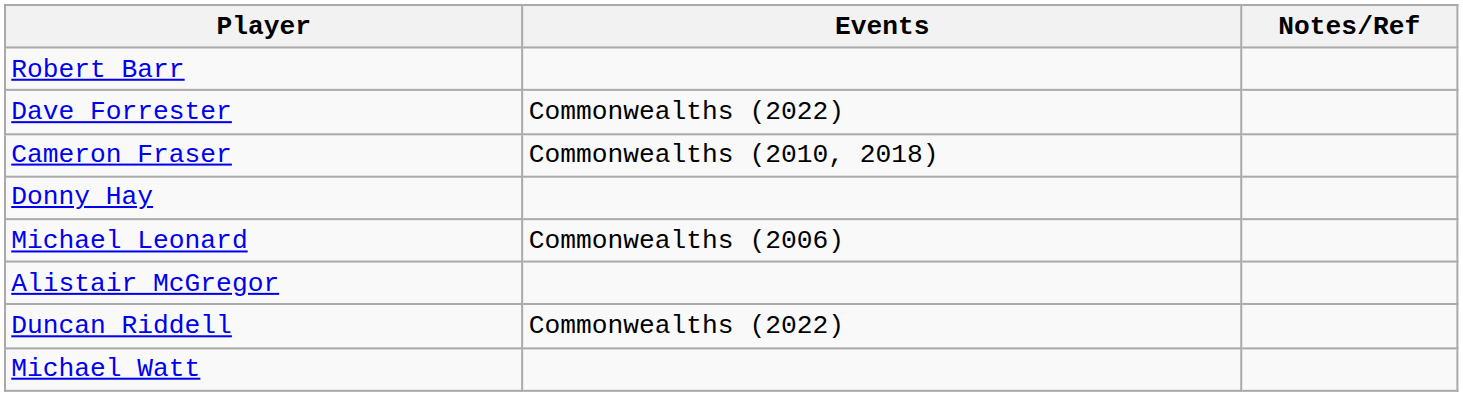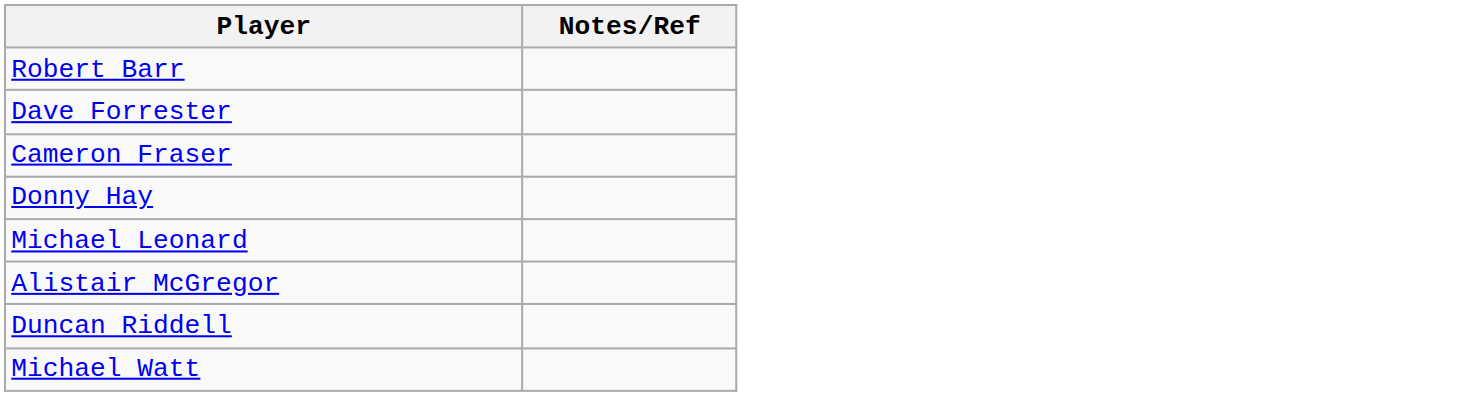- column: (882, 26)
